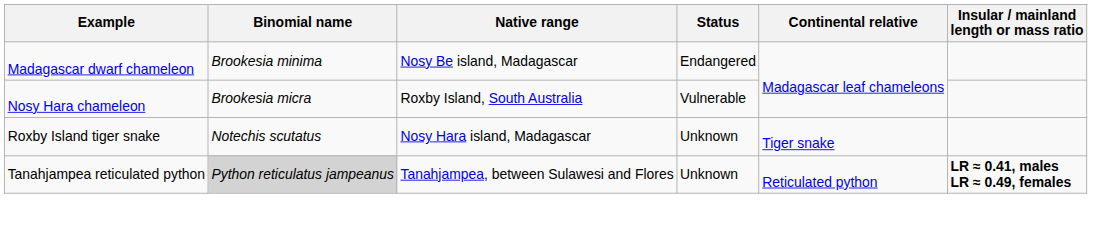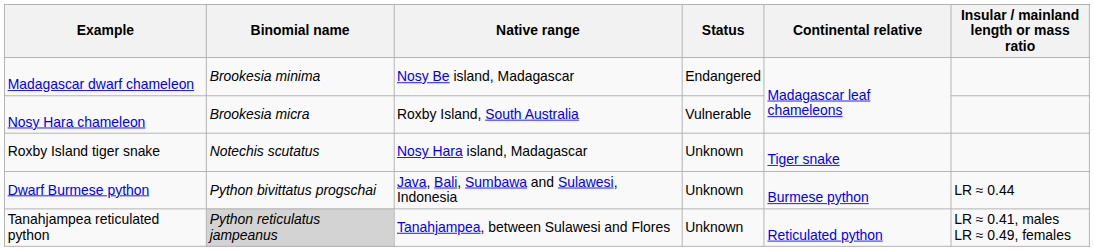+ row: (78, 189)
(1011, 174) bold -> (1013, 227) normal
